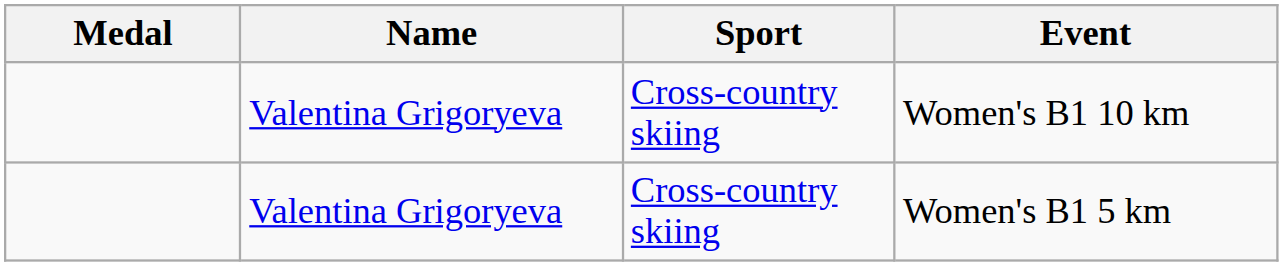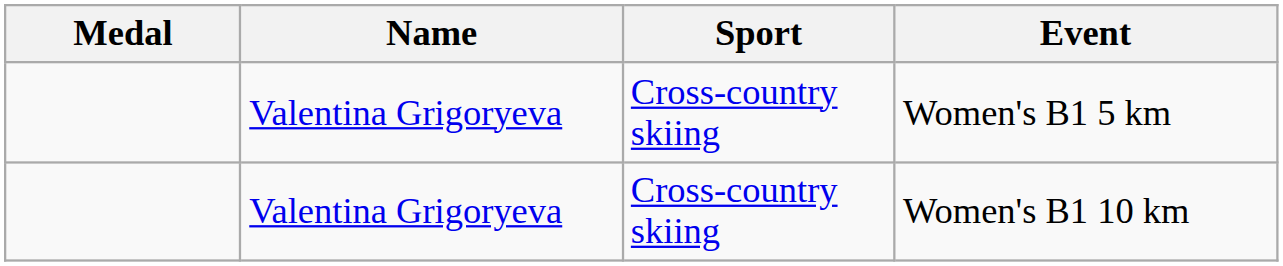rows swapped: (1037, 210) <-> (1046, 111)
